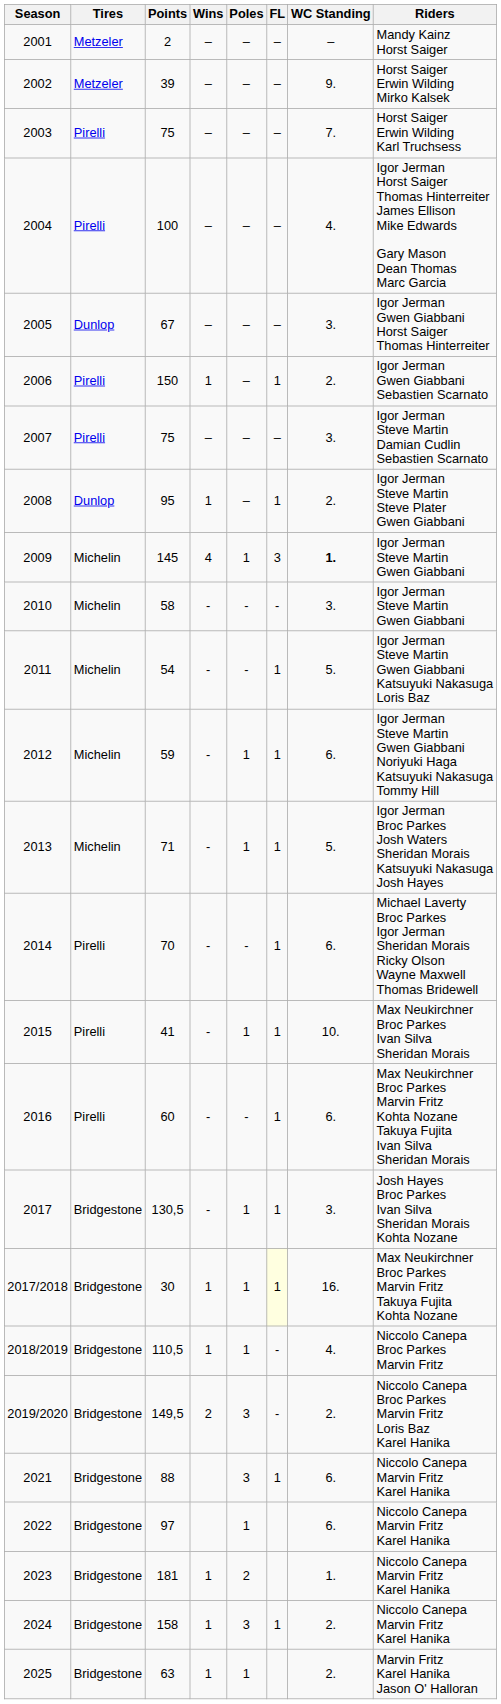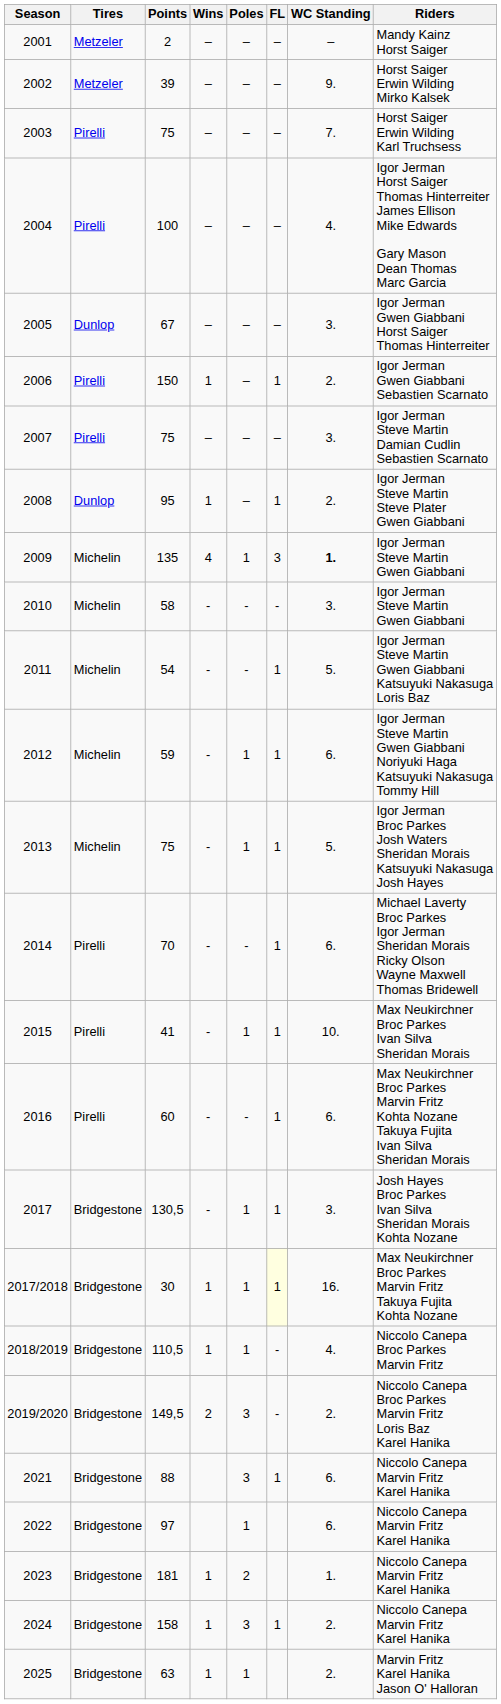(168, 557) 145 -> (168, 557) 135
(168, 847) 71 -> (168, 847) 75
